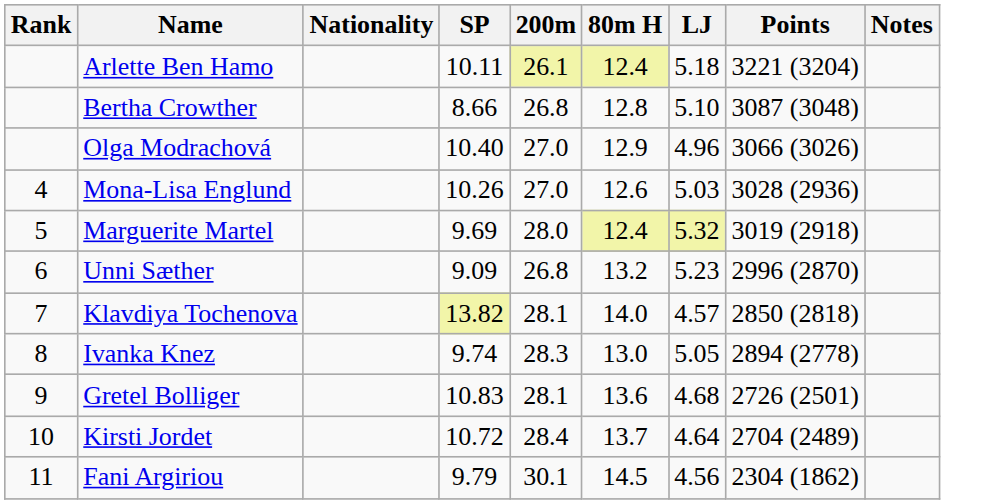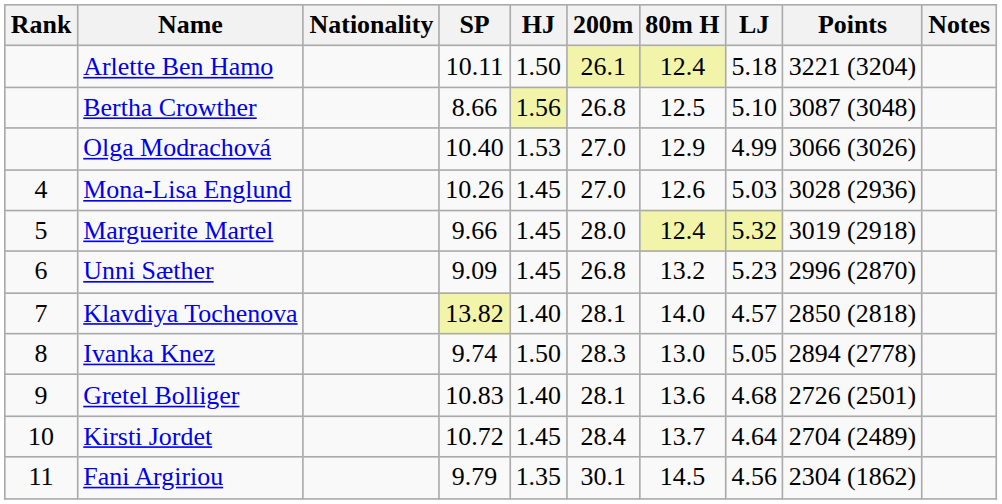+ column: (538, 25)
(625, 107) 12.8 -> (682, 107) 12.5
(697, 148) 4.96 -> (754, 148) 4.99
(475, 230) 9.69 -> (475, 230) 9.66
